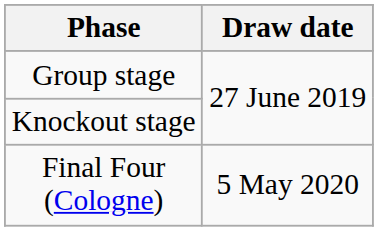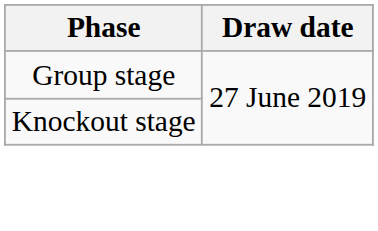- row: (104, 184)
